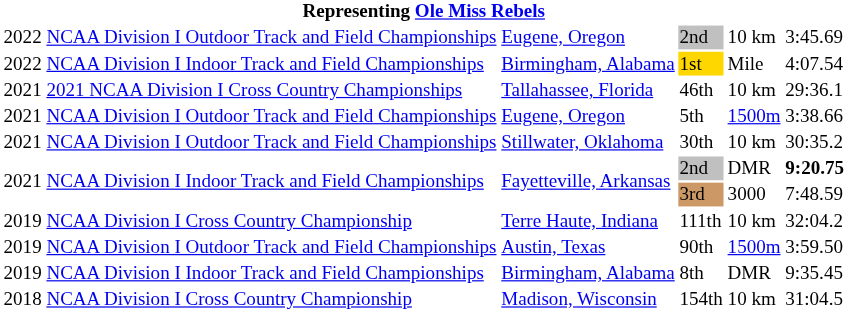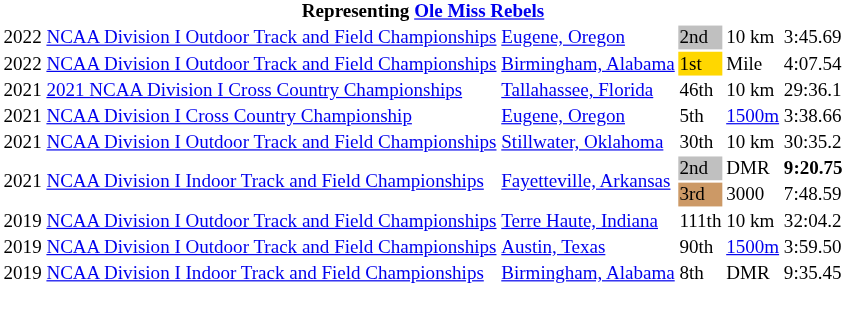(265, 63) NCAA Division I Indoor Track and Field Championships -> (271, 63) NCAA Division I Outdoor Track and Field Championships
(271, 115) NCAA Division I Outdoor Track and Field Championships -> (229, 115) NCAA Division I Cross Country Championship
(229, 220) NCAA Division I Cross Country Championship -> (271, 220) NCAA Division I Outdoor Track and Field Championships
- row: (579, 299)
